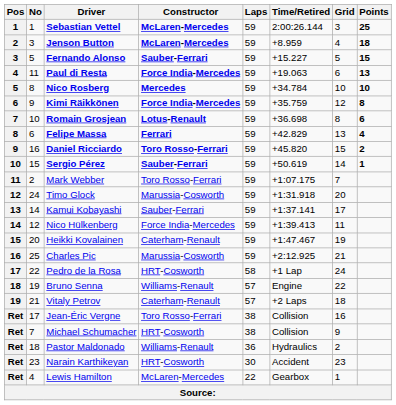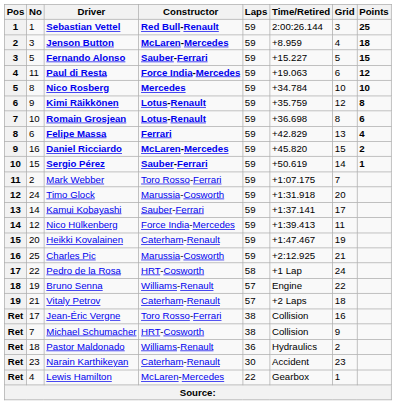(185, 27) McLaren-Mercedes -> (180, 27) Red Bull-Renault
(365, 72) 13 -> (365, 72) 12
(191, 103) Force India-Mercedes -> (173, 103) Lotus-Renault
(184, 149) Toro Rosso-Ferrari -> (185, 149) McLaren-Mercedes
(173, 362) HRT-Cosworth -> (180, 362) Caterham-Renault
